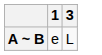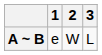+ column: (73, 15)
